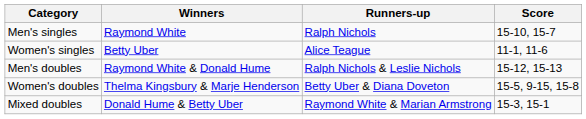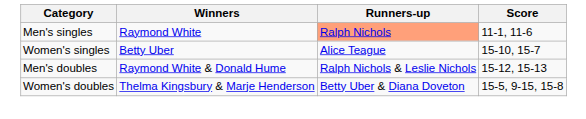(340, 31) no background -> (355, 31) lightsalmon background
(526, 31) 15-10, 15-7 -> (507, 31) 11-1, 11-6
(522, 50) 11-1, 11-6 -> (511, 50) 15-10, 15-7
- row: (45, 104)
